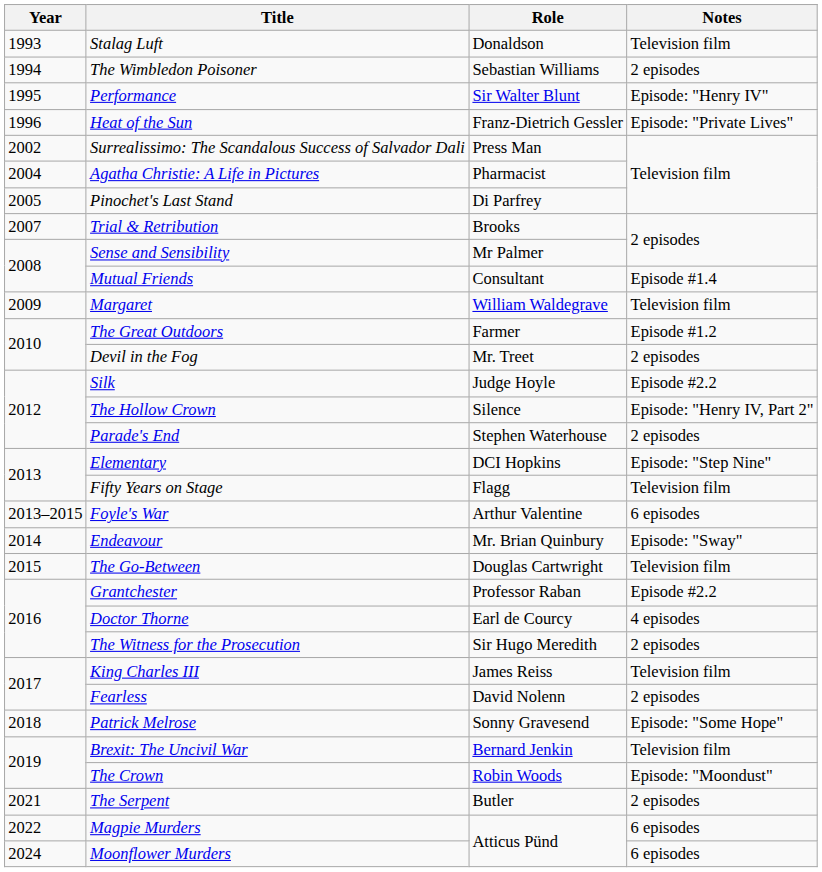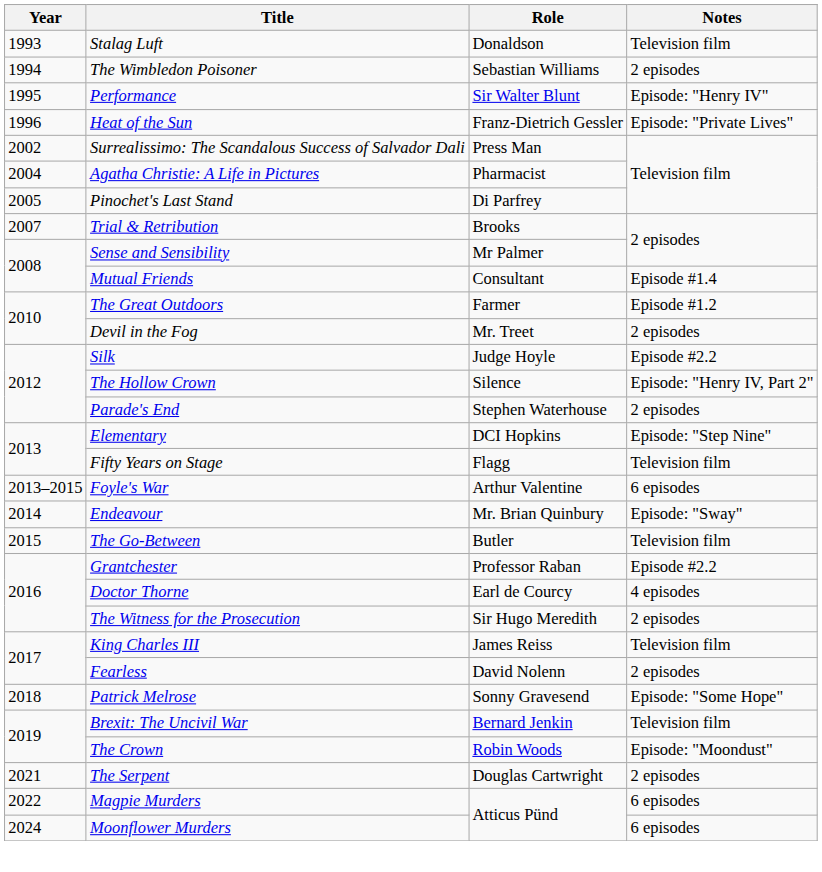- row: (121, 305)
(538, 566) Douglas Cartwright -> (493, 540) Butler
(493, 801) Butler -> (538, 775) Douglas Cartwright
